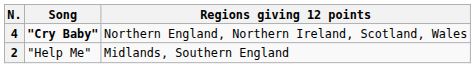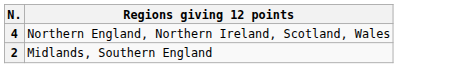- column: (63, 14)
